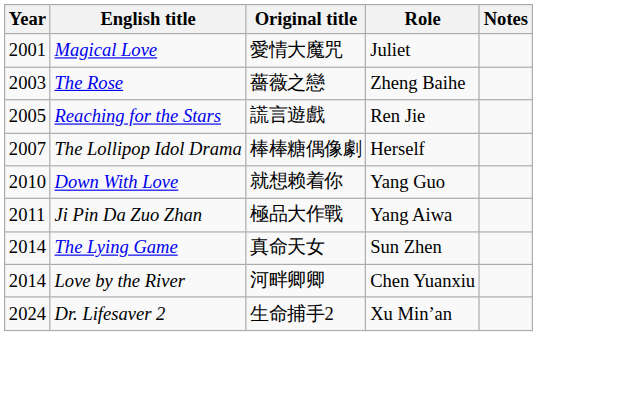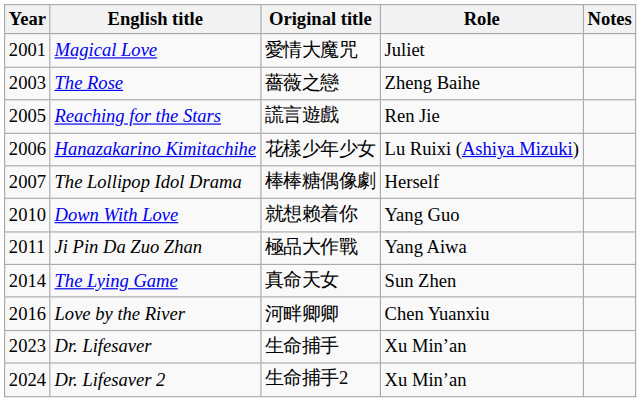+ row: (155, 149)
(27, 280) 2014 -> (27, 313) 2016
+ row: (103, 346)
